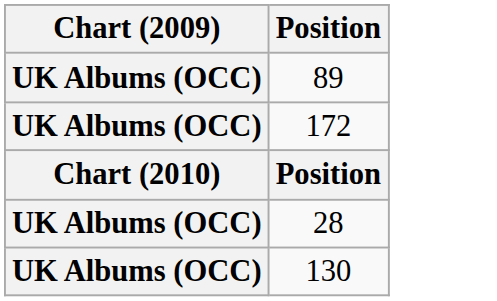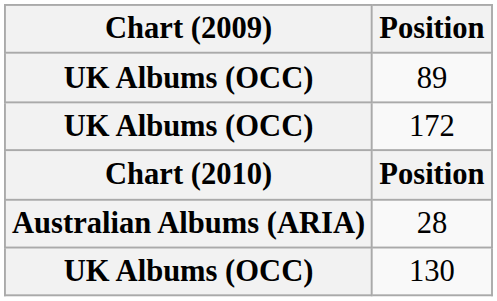(137, 222) UK Albums (OCC) -> (189, 222) Australian Albums (ARIA)
